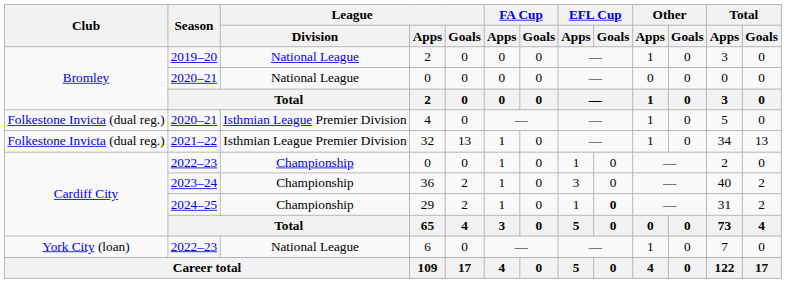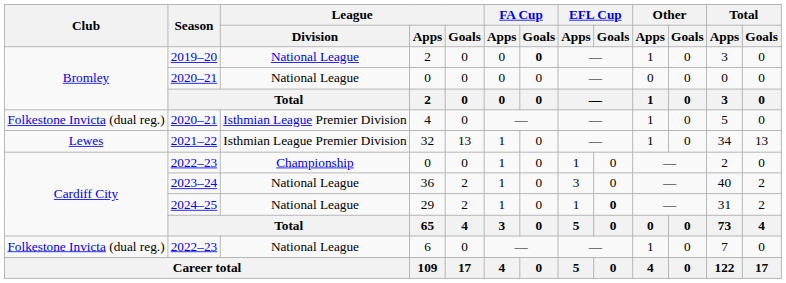(539, 57) normal -> (539, 57) bold
(86, 141) Folkestone Invicta (dual reg.) -> (86, 141) Lewes
(315, 183) Championship -> (315, 183) National League
(315, 204) Championship -> (315, 204) National League
(86, 246) York City (loan) -> (86, 246) Folkestone Invicta (dual reg.)
